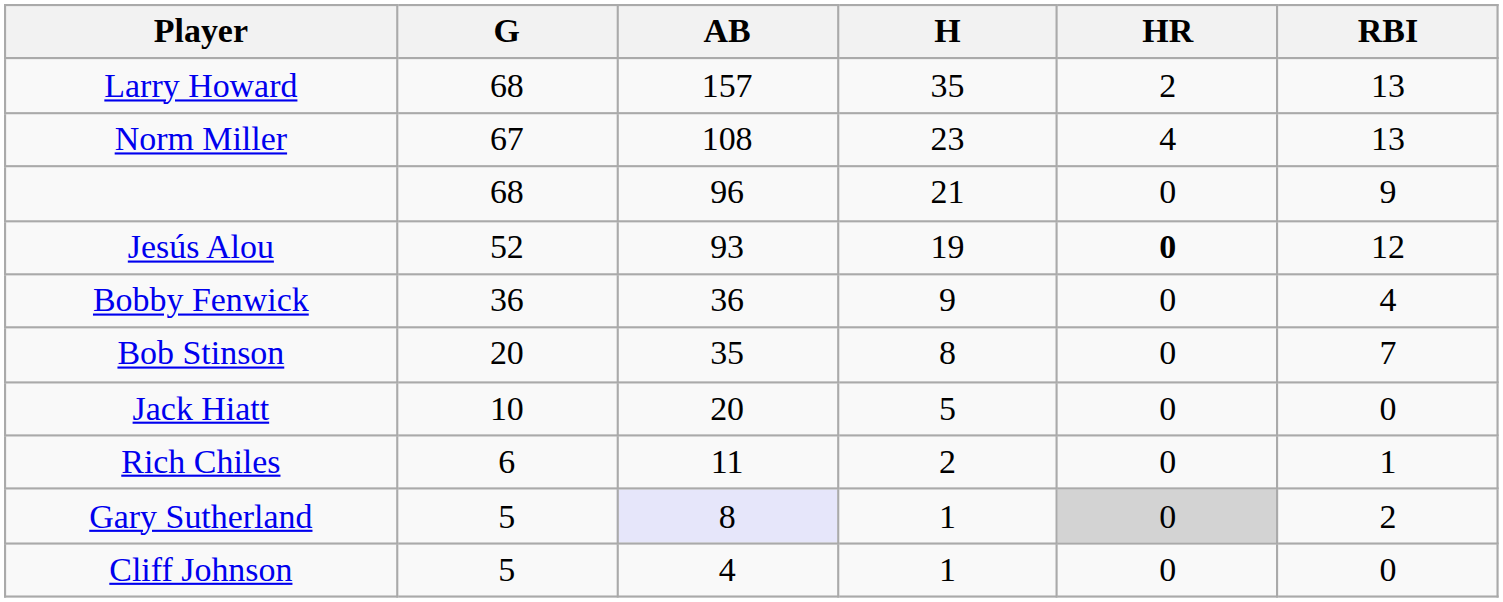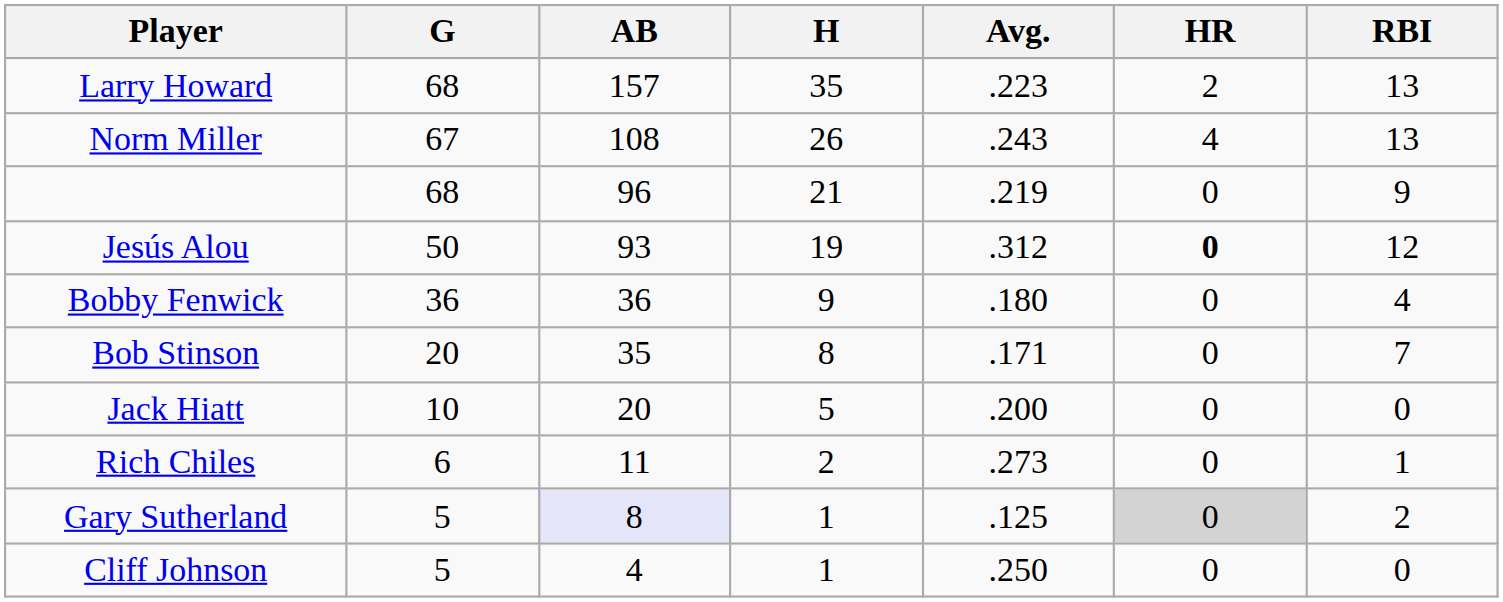+ column: (1018, 31)
(947, 138) 23 -> (826, 138) 26
(507, 246) 52 -> (442, 246) 50
